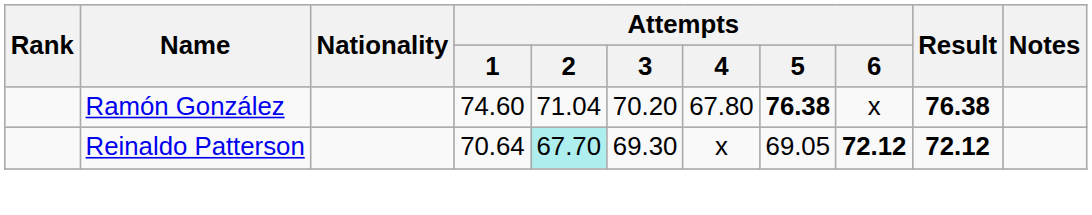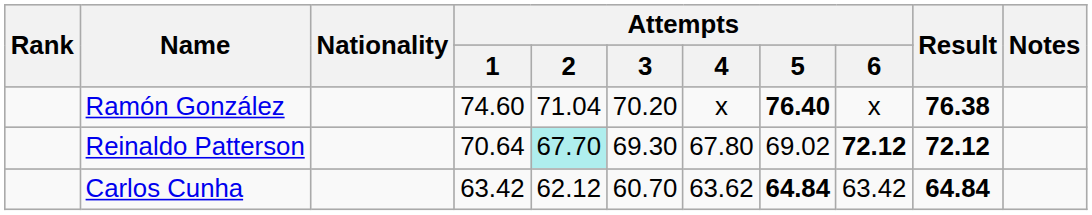(721, 106) 67.80 -> (721, 106) x
(798, 106) 76.38 -> (798, 106) 76.40
(721, 147) x -> (721, 147) 67.80
(798, 147) 69.05 -> (798, 147) 69.02
+ row: (164, 188)
